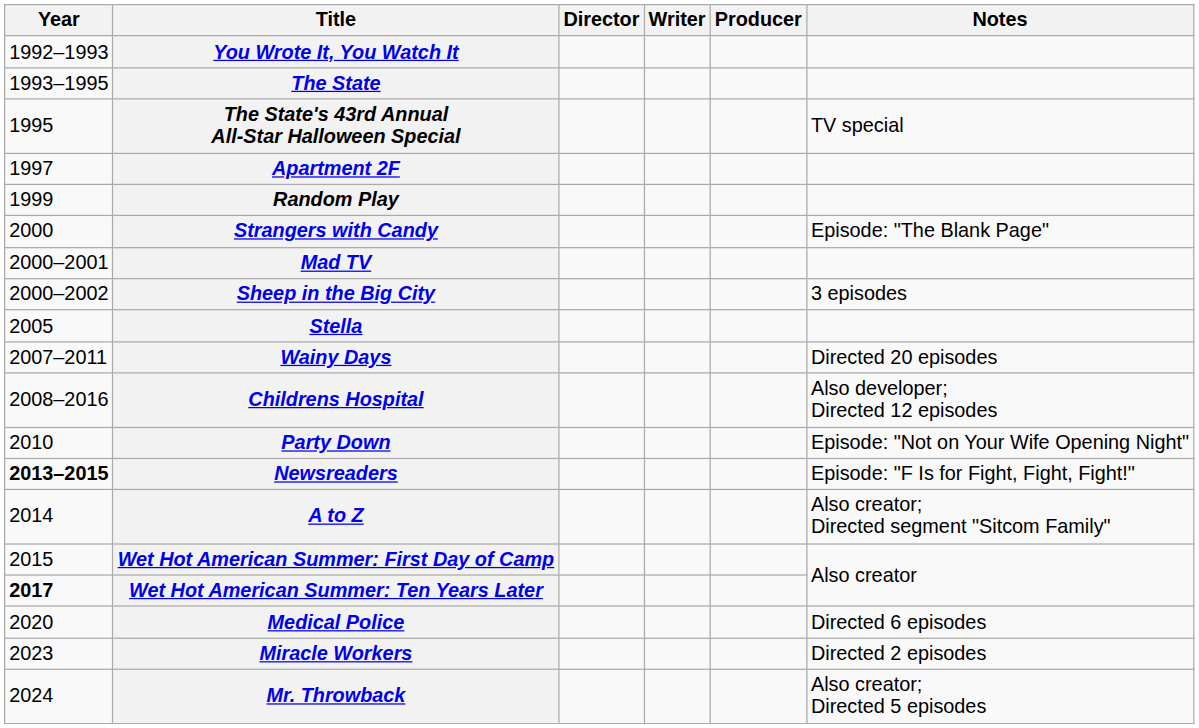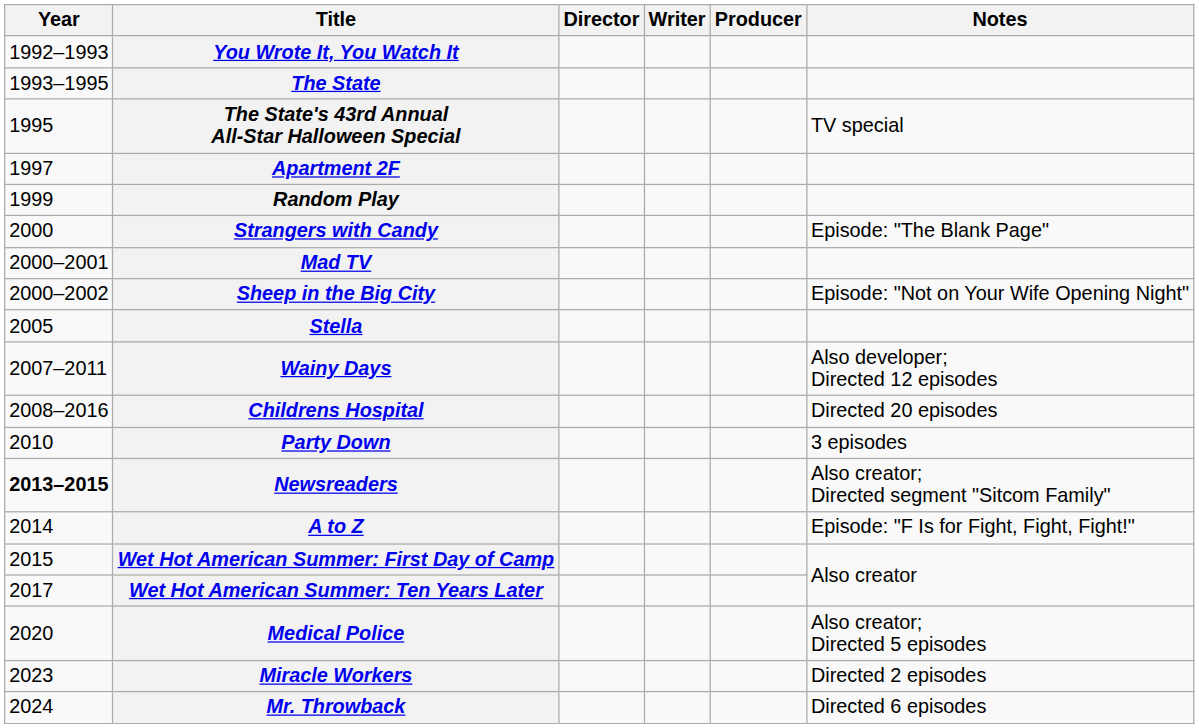(859, 294) 3 episodes -> (1000, 294) Episode: "Not on Your Wife Opening Night"
(904, 357) Directed 20 episodes -> (904, 368) Also developer; Directed 12 episodes
(904, 399) Also developer; Directed 12 episodes -> (904, 410) Directed 20 episodes
(1000, 442) Episode: "Not on Your Wife Opening Night" -> (859, 442) 3 episodes
(973, 473) Episode: "F Is for Fight, Fight, Fight!" -> (961, 485) Also creator; Directed segment "Sitcom Family"
(961, 516) Also creator; Directed segment "Sitcom Family" -> (973, 527) Episode: "F Is for Fight, Fight, Fight!"
(31, 590) bold -> (31, 590) normal
(899, 622) Directed 6 episodes -> (899, 633) Also creator; Directed 5 episodes
(899, 696) Also creator; Directed 5 episodes -> (899, 707) Directed 6 episodes
